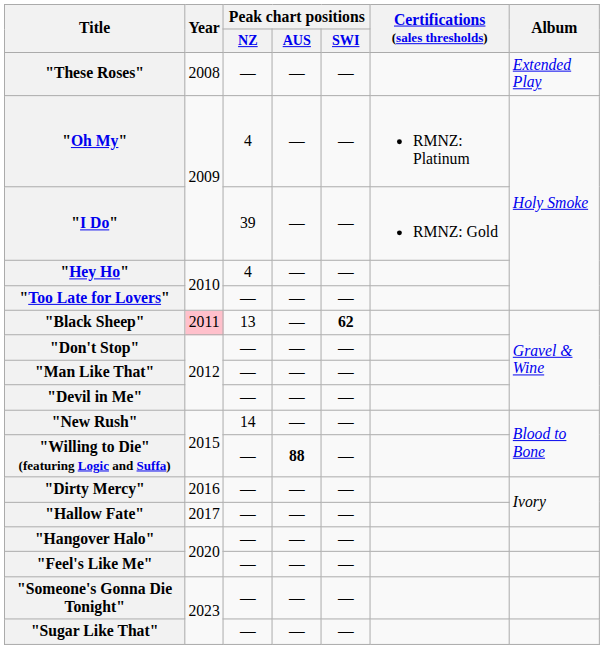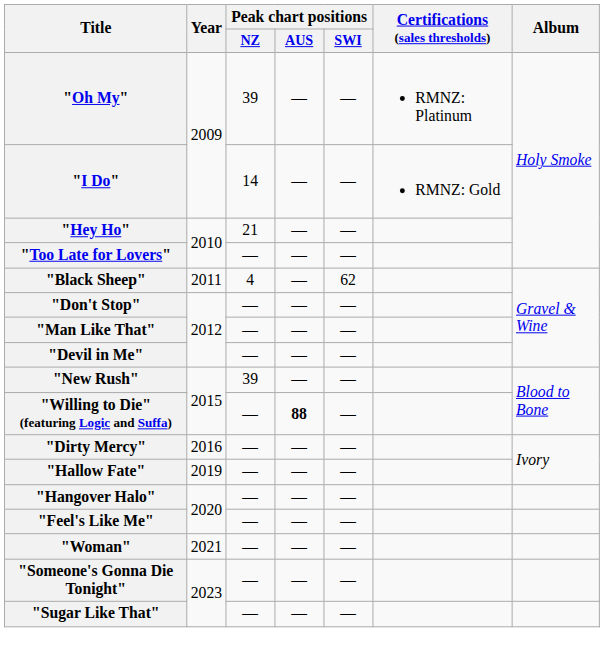- row: (95, 73)
(248, 140) 4 -> (250, 98) 39
(248, 223) 39 -> (250, 181) 14
(248, 272) 4 -> (250, 230) 21
(204, 322) pink background -> (206, 280) no background
(248, 322) 13 -> (250, 280) 4
(346, 322) bold -> (348, 280) normal
(248, 422) 14 -> (250, 379) 39
(204, 514) 2017 -> (206, 471) 2019
+ row: (96, 546)
